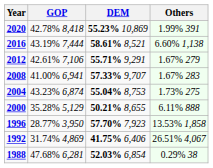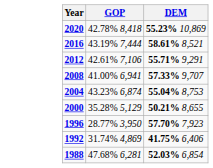- column: (179, 12)
